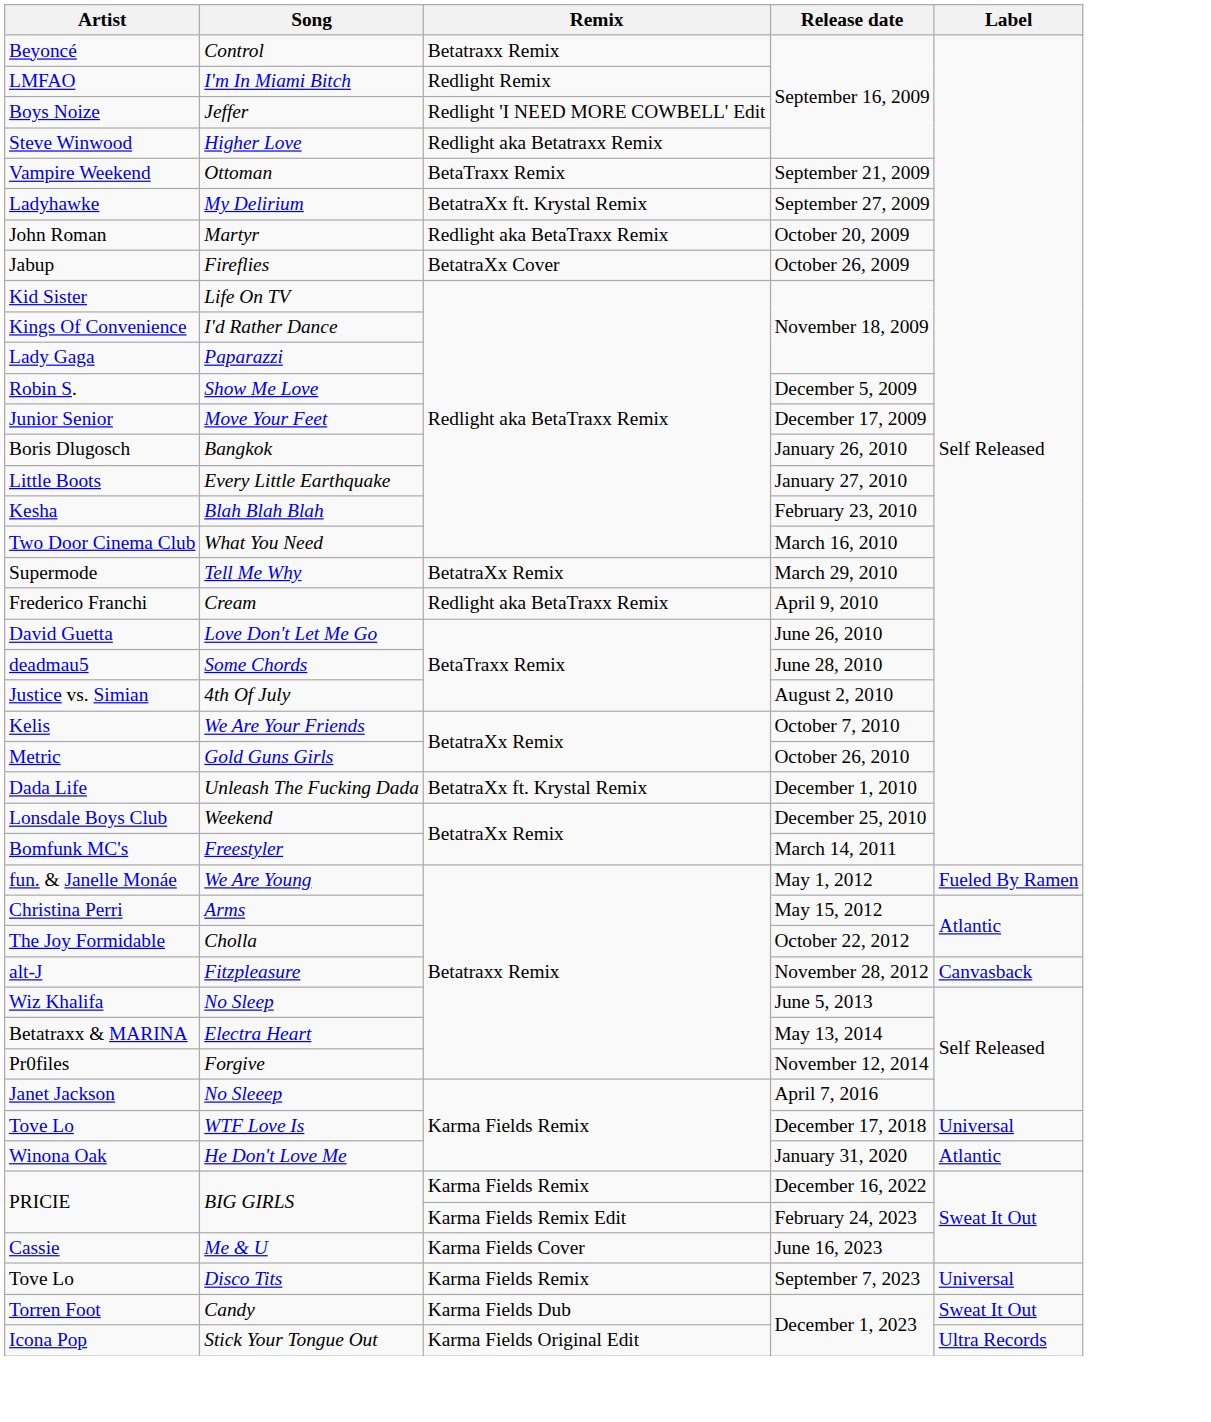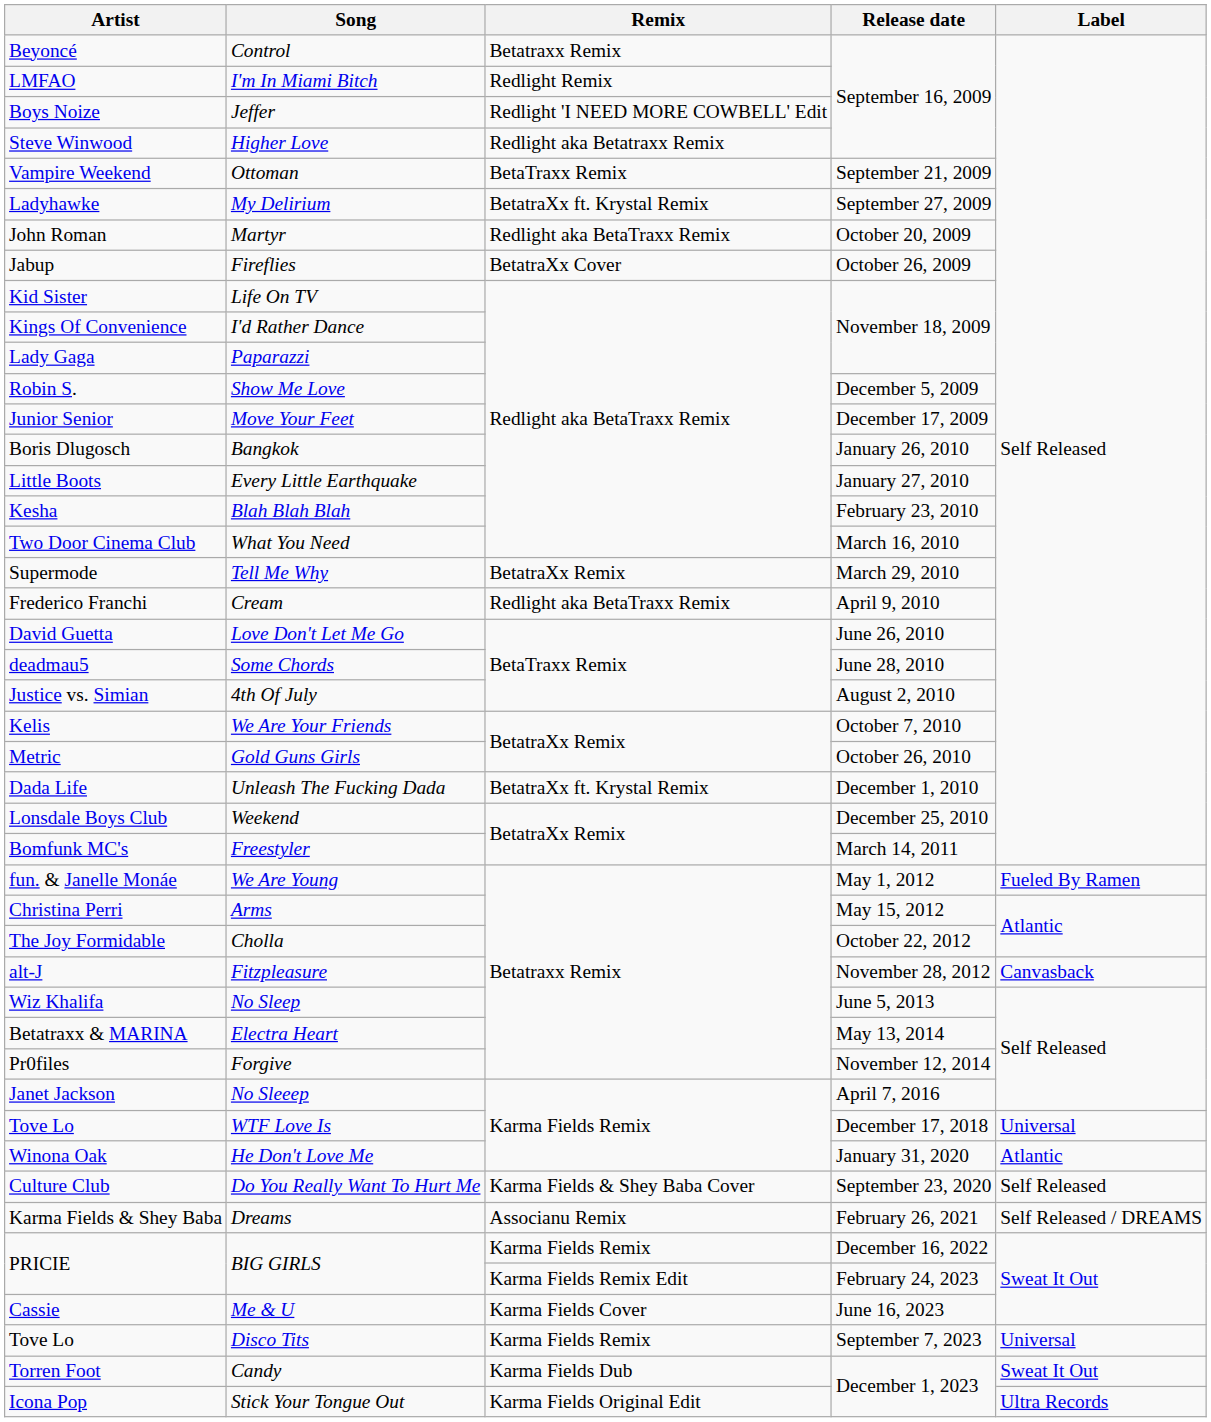+ row: (356, 1186)
+ row: (261, 1217)
